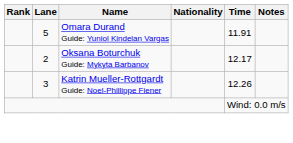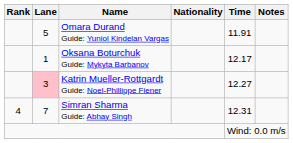(46, 58) 2 -> (46, 58) 1
(46, 84) no background -> (46, 84) pink background
(240, 84) 12.26 -> (240, 84) 12.27
+ row: (97, 110)
